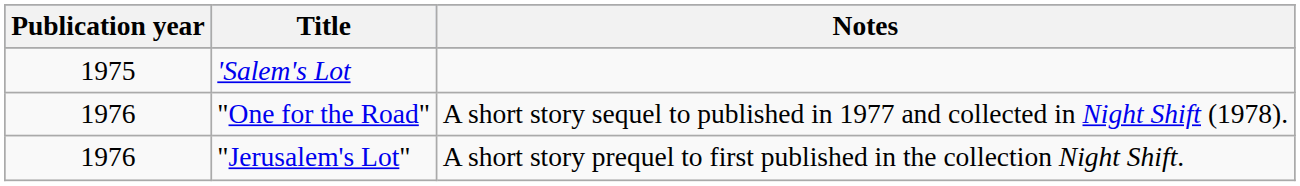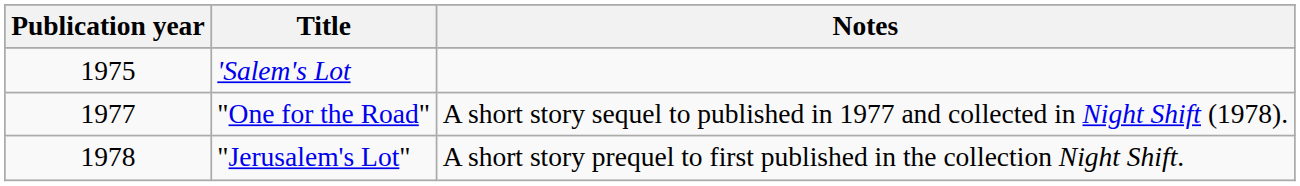(108, 113) 1976 -> (108, 113) 1977
(108, 157) 1976 -> (108, 157) 1978
